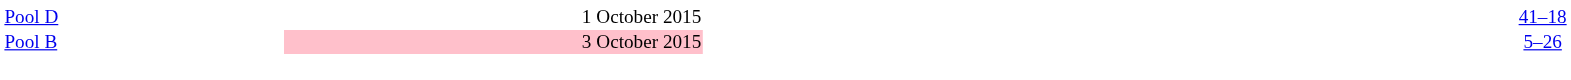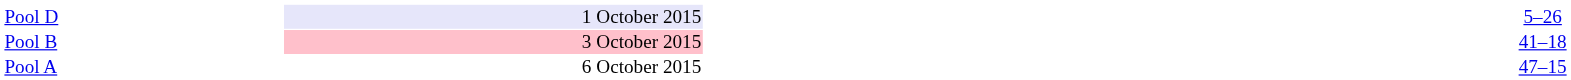(642, 16) no background -> (642, 16) lavender background
(1543, 16) 41–18 -> (1543, 16) 5–26
(1543, 41) 5–26 -> (1543, 41) 41–18
+ row: (31, 67)
